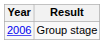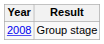(19, 30) 2006 -> (19, 30) 2008
